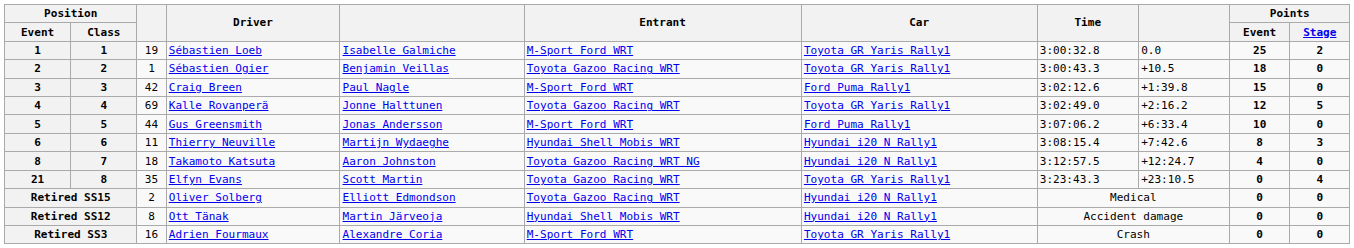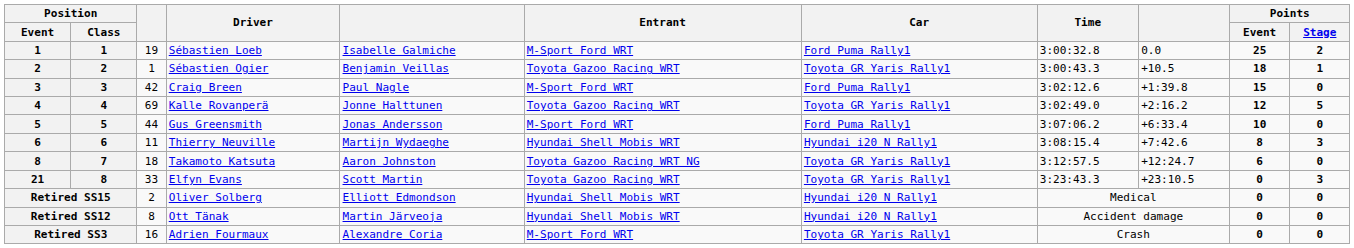(877, 51) Toyota GR Yaris Rally1 -> (857, 51) Ford Puma Rally1
(1320, 69) 0 -> (1320, 69) 1
(870, 161) Hyundai i20 N Rally1 -> (877, 161) Toyota GR Yaris Rally1
(1260, 161) 4 -> (1260, 161) 6
(151, 179) 35 -> (151, 179) 33
(1320, 179) 4 -> (1320, 179) 3
(603, 198) Toyota Gazoo Racing WRT -> (603, 198) Hyundai Shell Mobis WRT
